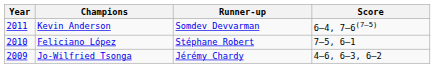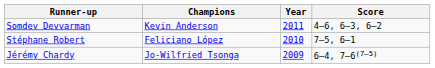columns swapped: (20, 11) <-> (242, 11)
(346, 27) 6–4, 7–6(7–5) -> (348, 26) 4–6, 6–3, 6–2
(348, 56) 4–6, 6–3, 6–2 -> (346, 55) 6–4, 7–6(7–5)
